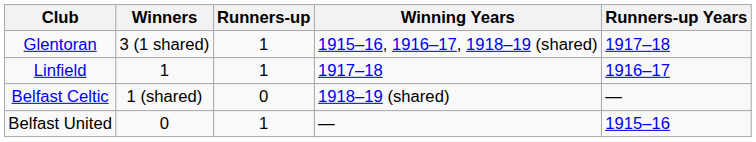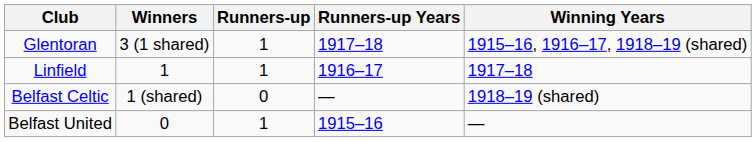columns swapped: (458, 17) <-> (676, 17)
